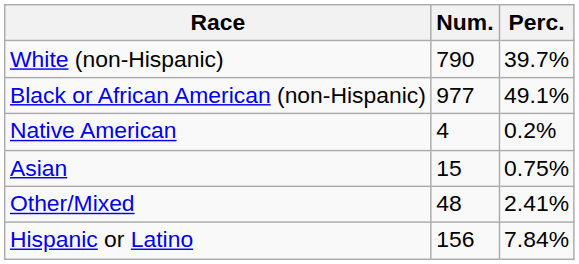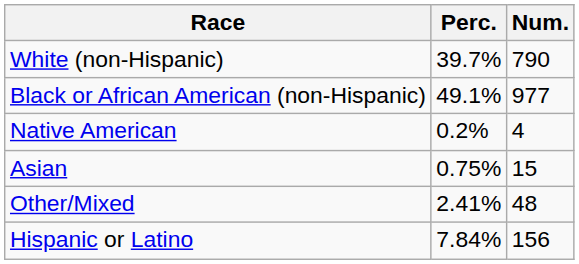columns swapped: (465, 22) <-> (537, 22)
